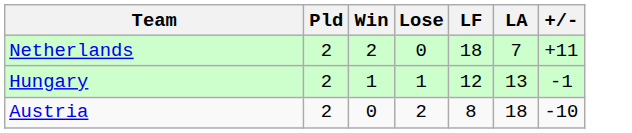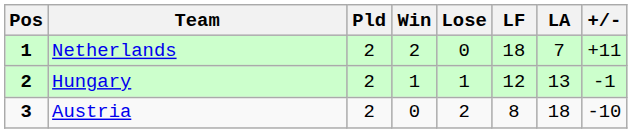+ column: (26, 20)
